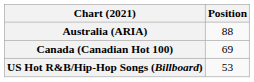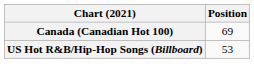- row: (105, 31)
